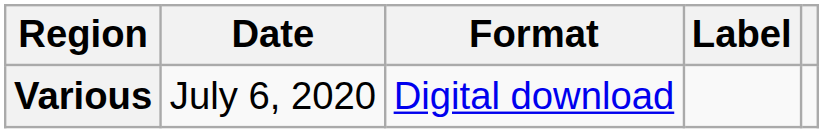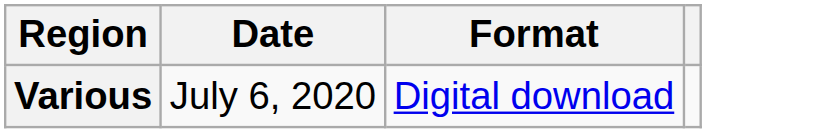- column: (742, 34)
